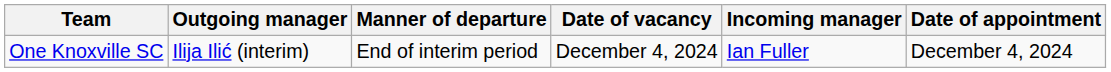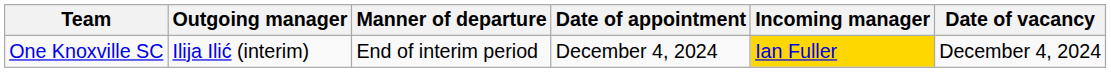columns swapped: (637, 20) <-> (1006, 20)
(768, 51) no background -> (796, 51) gold background
